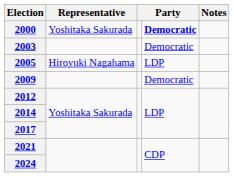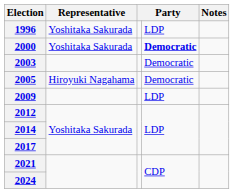+ row: (25, 29)
(154, 63) LDP -> (169, 79) Democratic
(169, 79) Democratic -> (154, 96) LDP
